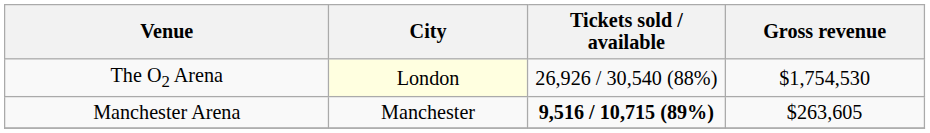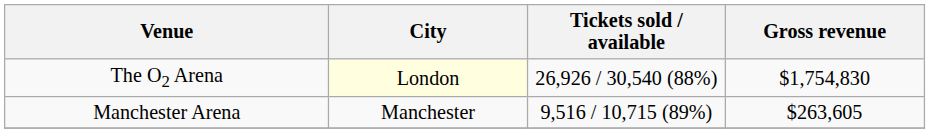(825, 77) $1,754,530 -> (825, 77) $1,754,830
(626, 112) bold -> (626, 112) normal
